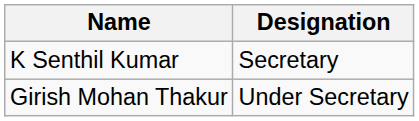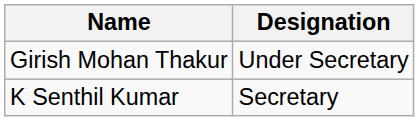rows swapped: (95, 60) <-> (119, 97)
